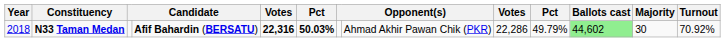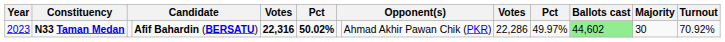(18, 29) 2018 -> (18, 29) 2023
(317, 29) 50.03% -> (317, 29) 50.02%
(550, 29) 49.79% -> (550, 29) 49.97%
